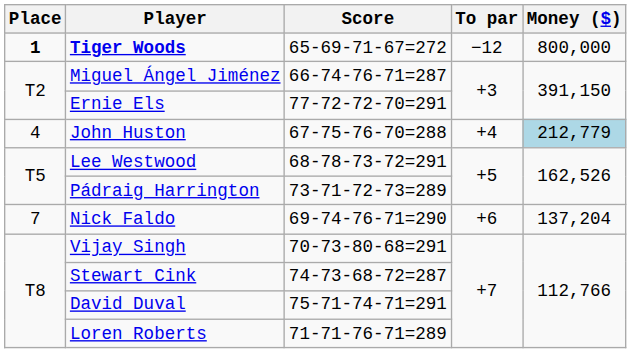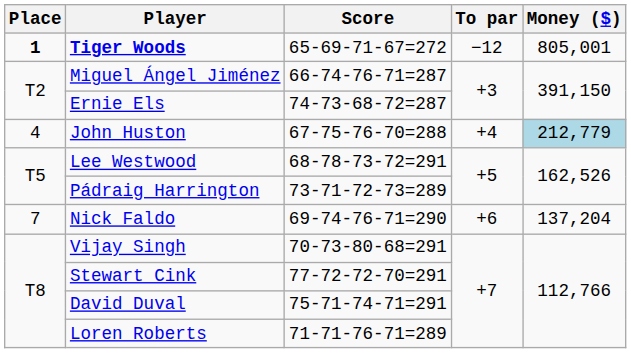(574, 48) 800,000 -> (574, 48) 805,001
(368, 105) 77-72-72-70=291 -> (368, 105) 74-73-68-72=287
(368, 276) 74-73-68-72=287 -> (368, 276) 77-72-72-70=291
